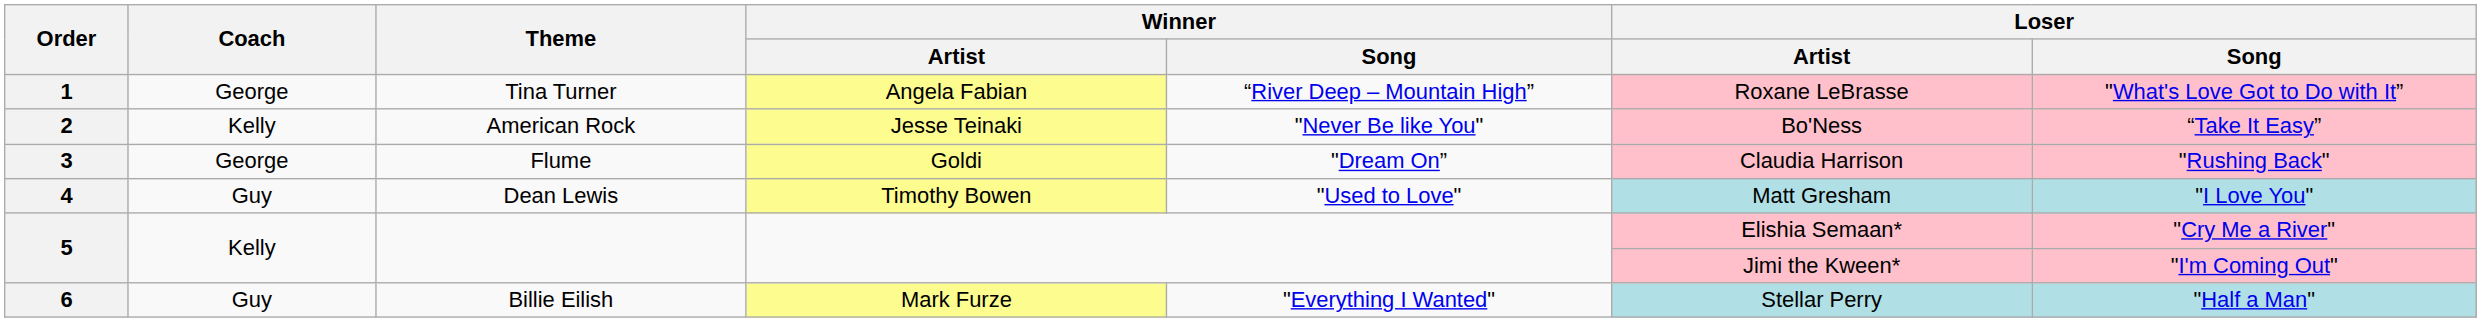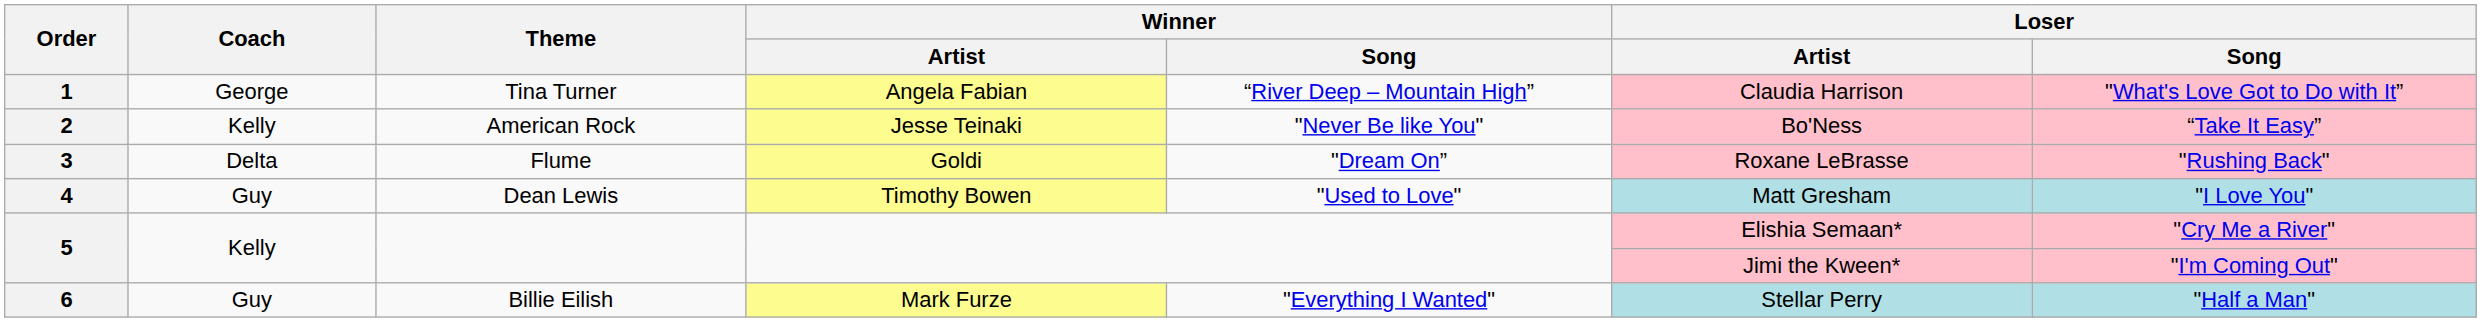(1822, 91) Roxane LeBrasse -> (1822, 91) Claudia Harrison
(252, 160) George -> (252, 160) Delta
(1822, 160) Claudia Harrison -> (1822, 160) Roxane LeBrasse
